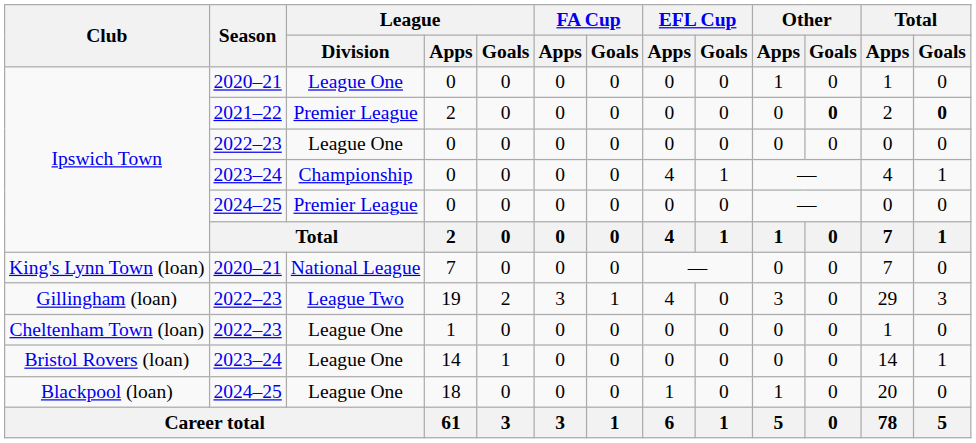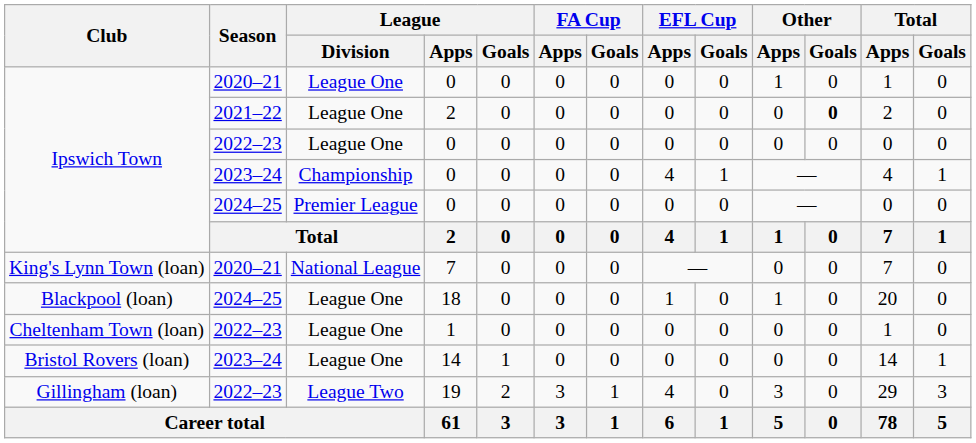(356, 112) Premier League -> (356, 112) League One
(942, 112) bold -> (942, 112) normal
rows swapped: (248, 298) <-> (248, 391)
